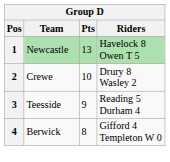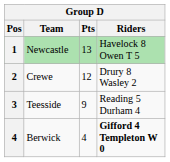(86, 77) 10 -> (86, 77) 12
(84, 132) 8 -> (84, 137) 4
(131, 132) normal -> (128, 137) bold
